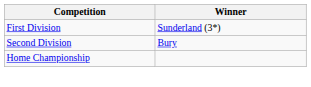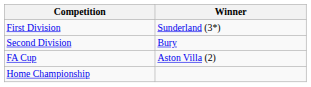+ row: (22, 58)
